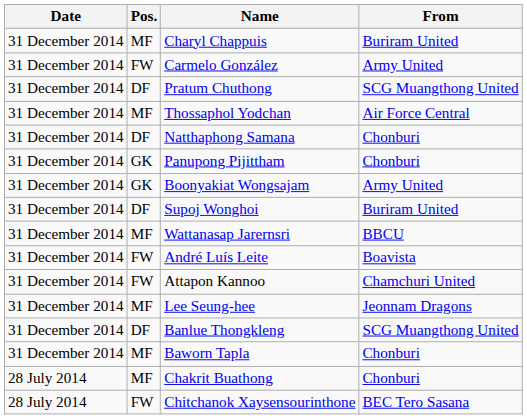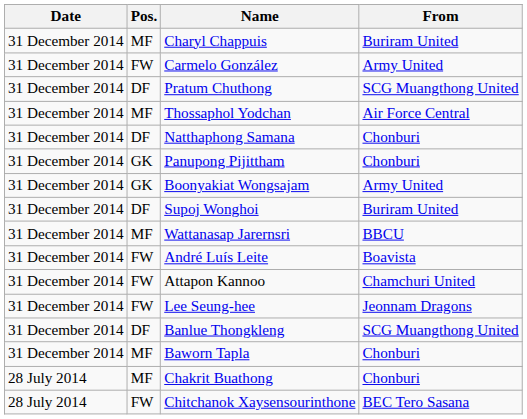(142, 305) MF -> (142, 305) FW
